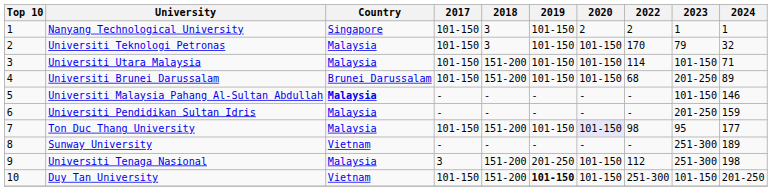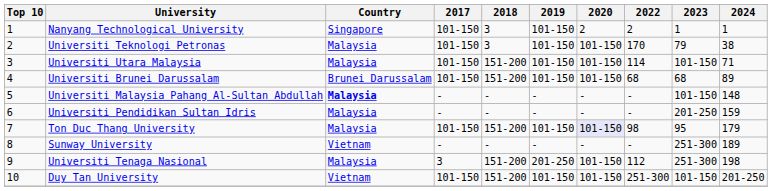(728, 46) 32 -> (728, 46) 38
(696, 79) 201-250 -> (680, 79) 68
(731, 95) 146 -> (731, 95) 148
(731, 128) 177 -> (731, 128) 179
(553, 178) bold -> (553, 178) normal
